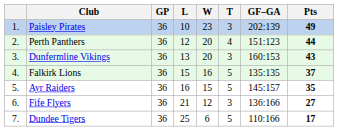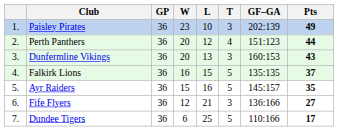columns swapped: (207, 12) <-> (185, 12)
